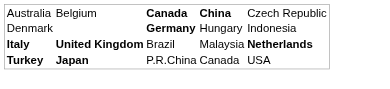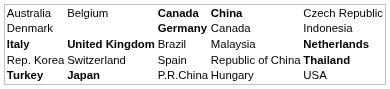(221, 28) Hungary -> (231, 28) Canada
+ row: (36, 60)
(219, 60) Canada -> (232, 75) Hungary
